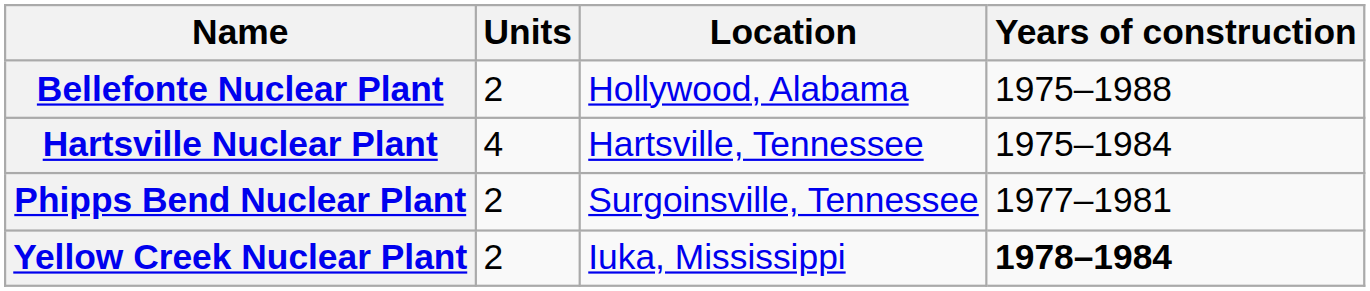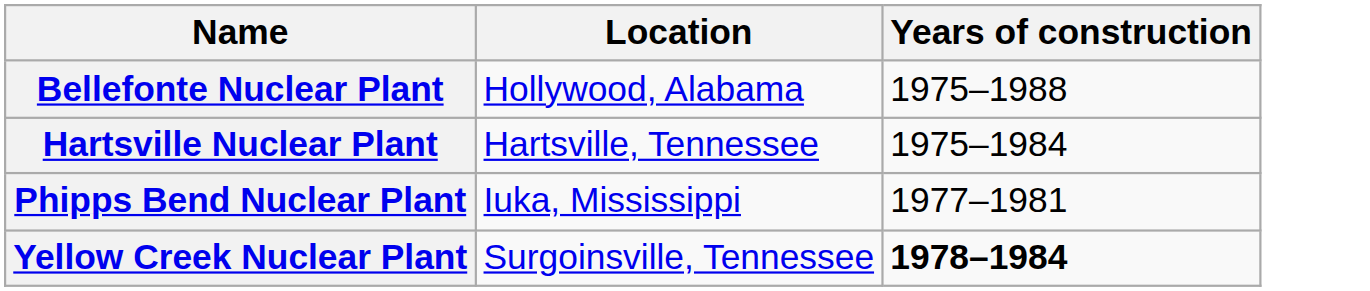- column: (528, 32)
(783, 200) Surgoinsville, Tennessee -> (612, 200) Iuka, Mississippi
(717, 256) Iuka, Mississippi -> (679, 256) Surgoinsville, Tennessee
